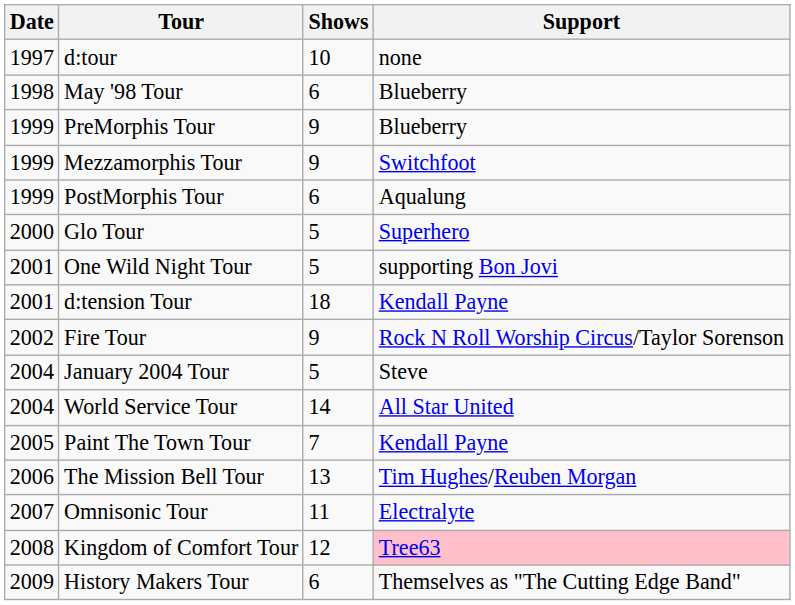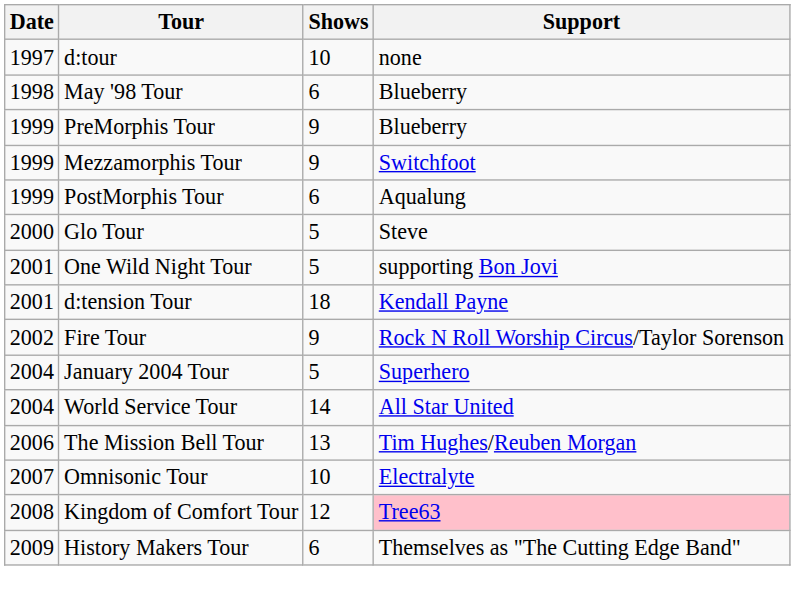(424, 232) Superhero -> (403, 232) Steve
(403, 372) Steve -> (424, 372) Superhero
- row: (157, 442)
(319, 512) 11 -> (320, 477) 10
